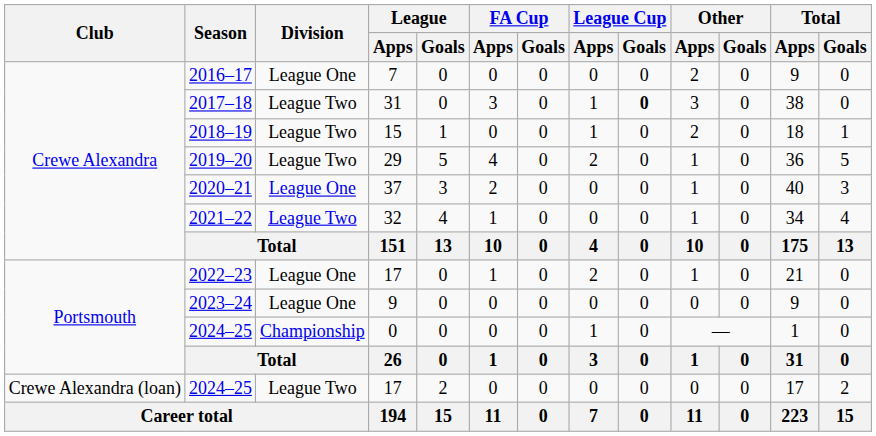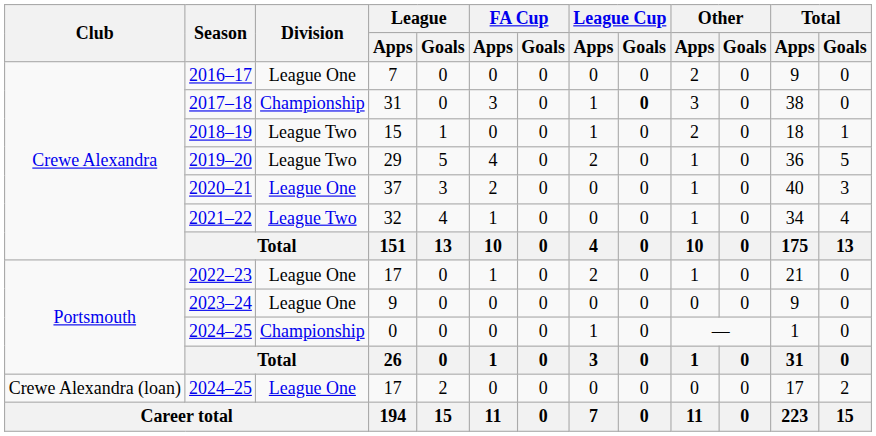(312, 103) League Two -> (312, 103) Championship
(312, 388) League Two -> (312, 388) League One
